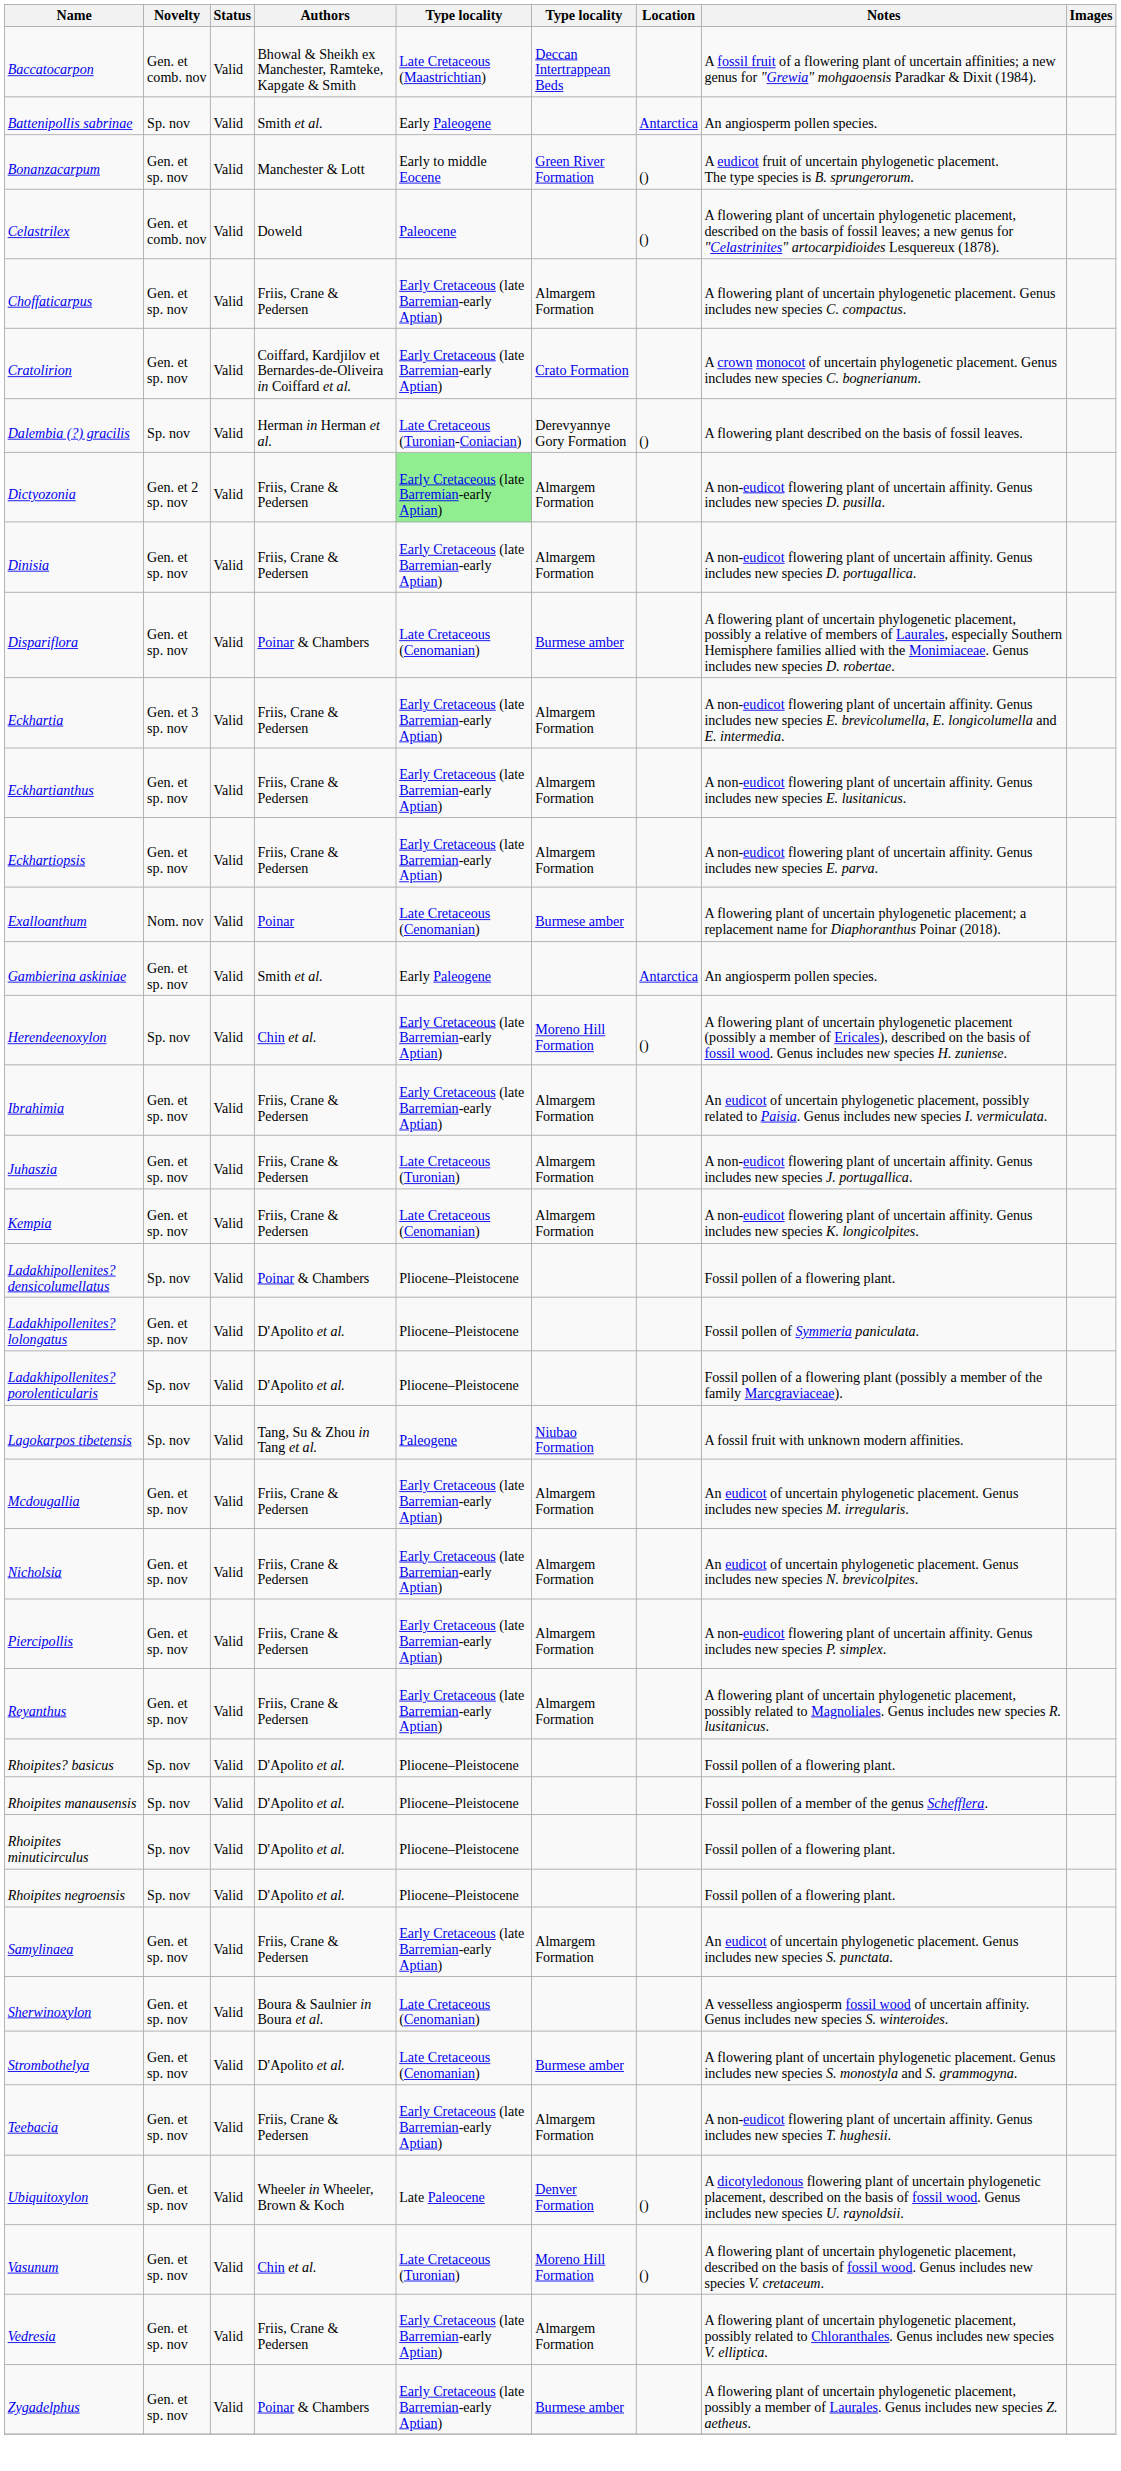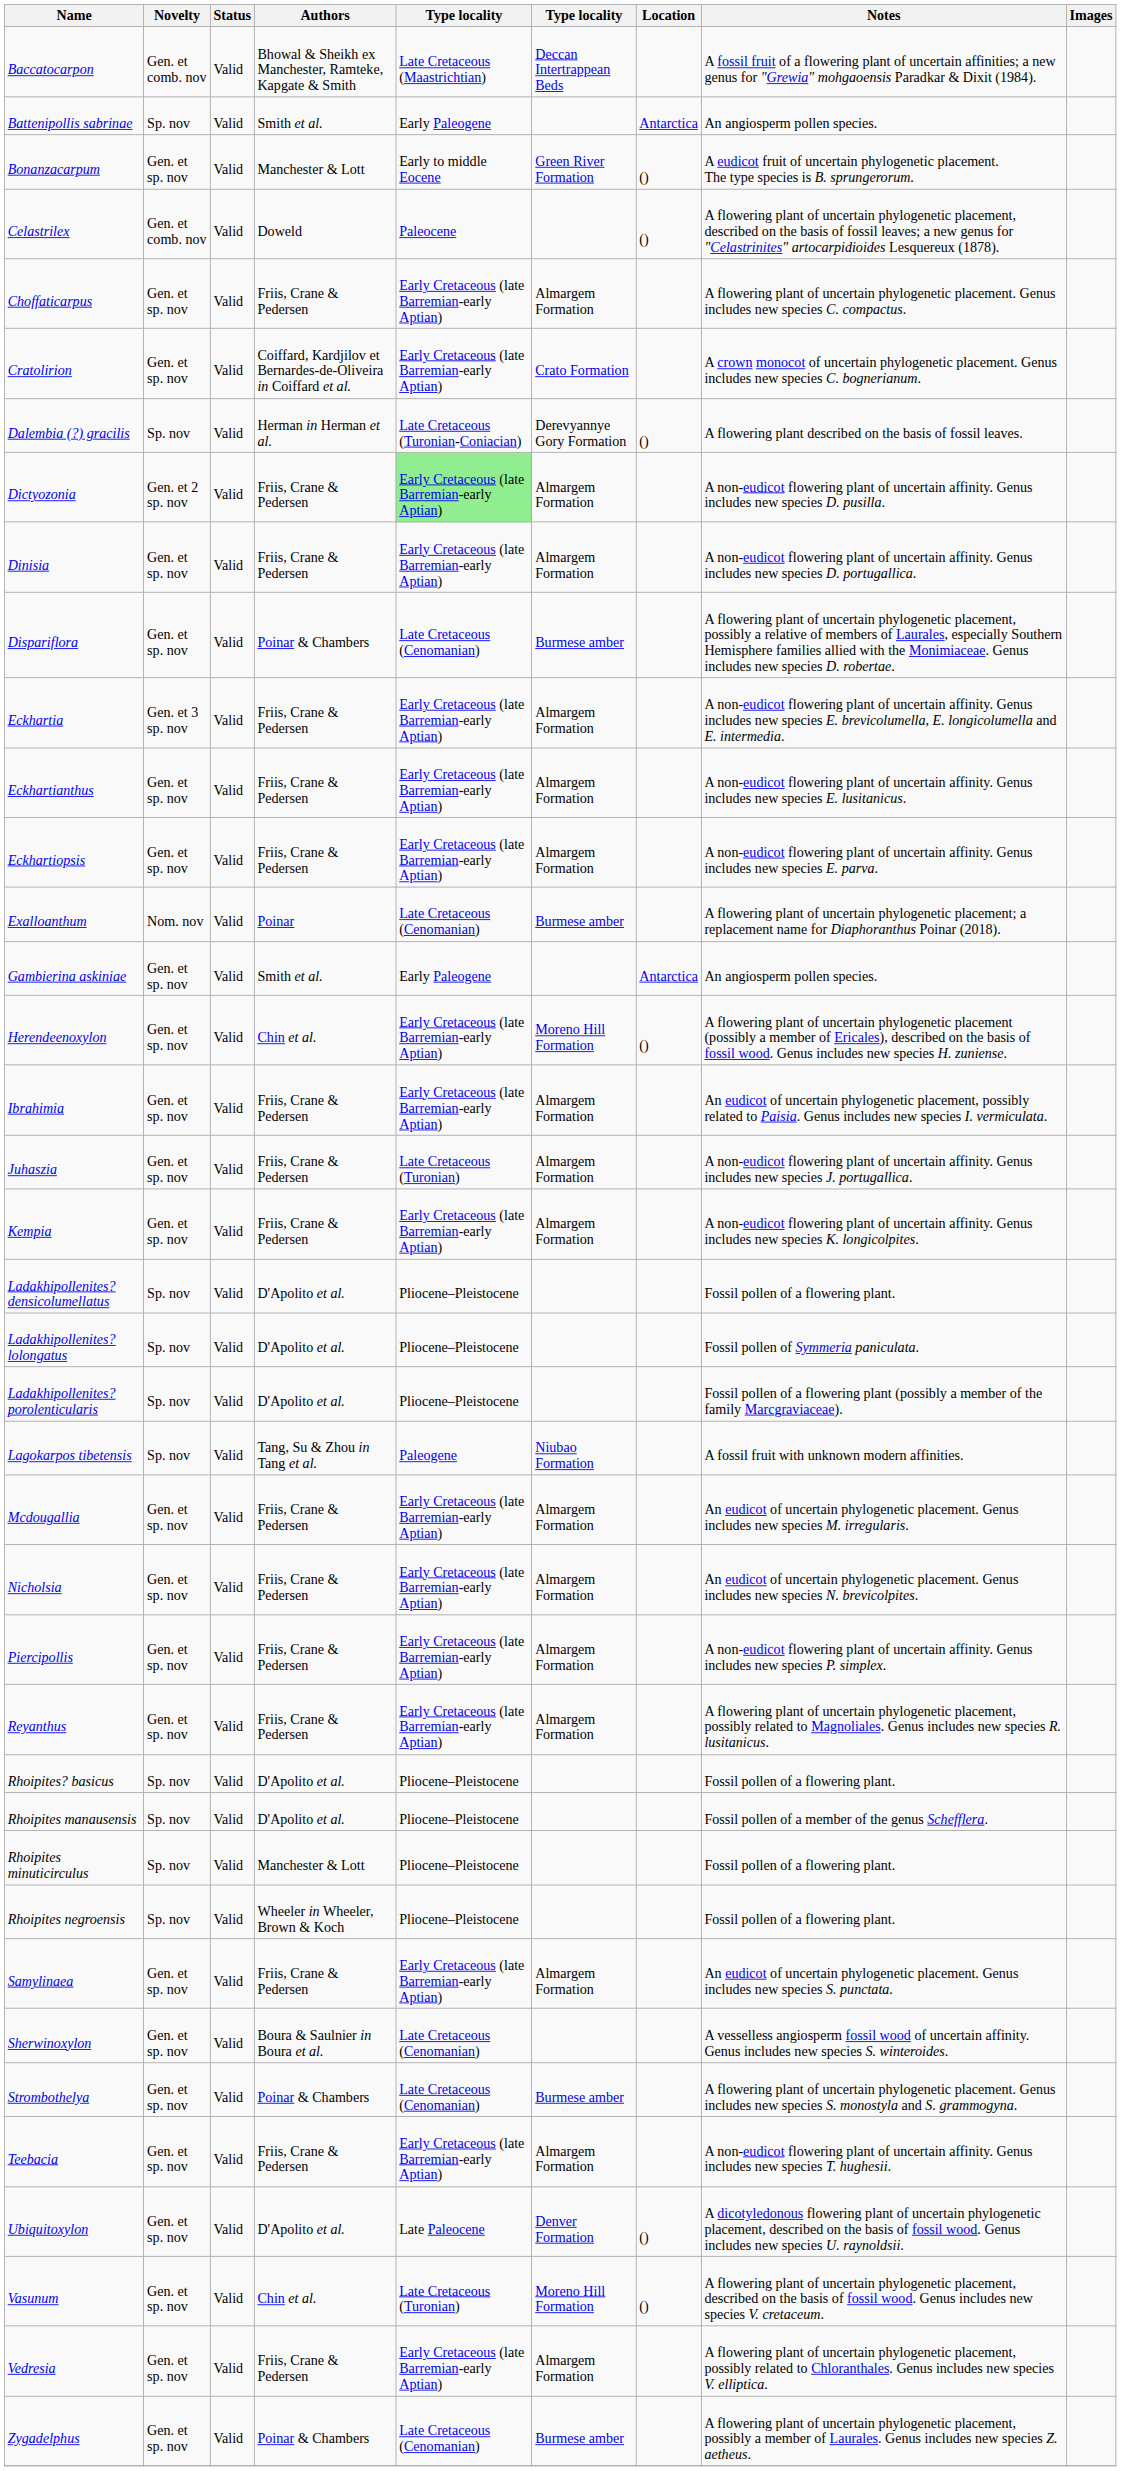(169, 1038) Sp. nov -> (167, 1038) Gen. et sp. nov
(445, 1224) Late Cretaceous (Cenomanian) -> (462, 1231) Early Cretaceous (late Barremian-early Aptian)
(313, 1278) Poinar & Chambers -> (301, 1293) D'Apolito et al.
(167, 1332) Gen. et sp. nov -> (169, 1347) Sp. nov
(301, 1849) D'Apolito et al. -> (311, 1865) Manchester & Lott
(301, 1895) D'Apolito et al. -> (315, 1919) Wheeler in Wheeler, Brown & Koch
(301, 2065) D'Apolito et al. -> (313, 2097) Poinar & Chambers
(315, 2197) Wheeler in Wheeler, Brown & Koch -> (301, 2229) D'Apolito et al.
(462, 2407) Early Cretaceous (late Barremian-early Aptian) -> (445, 2438) Late Cretaceous (Cenomanian)
